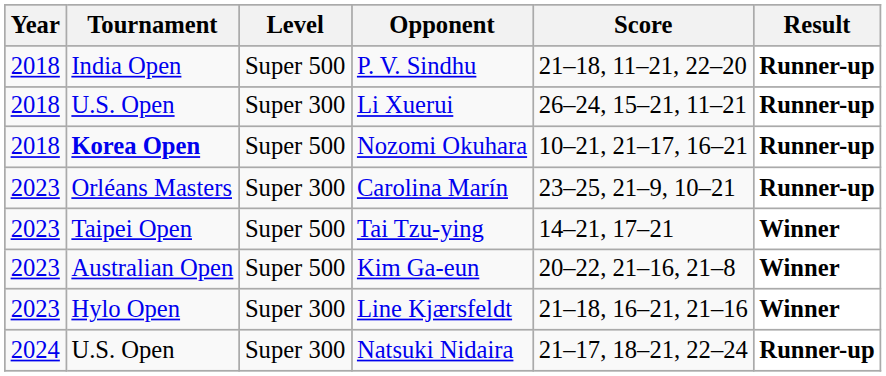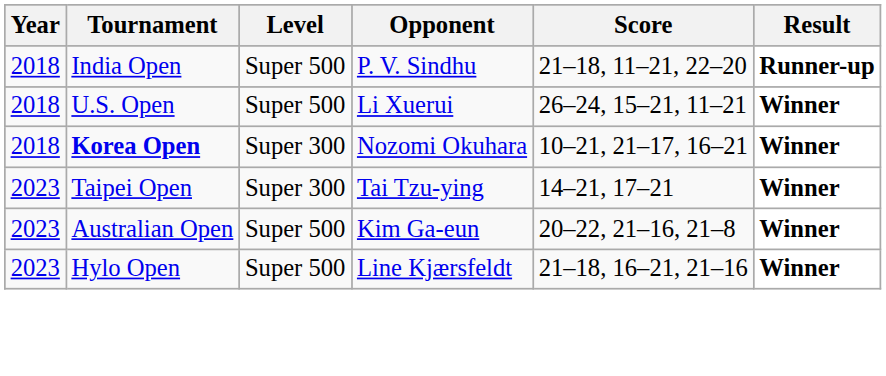(295, 106) Super 300 -> (295, 106) Super 500
(817, 106) Runner-up -> (799, 106) Winner
(295, 147) Super 500 -> (295, 147) Super 300
(817, 147) Runner-up -> (799, 147) Winner
- row: (432, 187)
(295, 228) Super 500 -> (295, 187) Super 300
(295, 309) Super 300 -> (295, 268) Super 500
- row: (435, 350)
